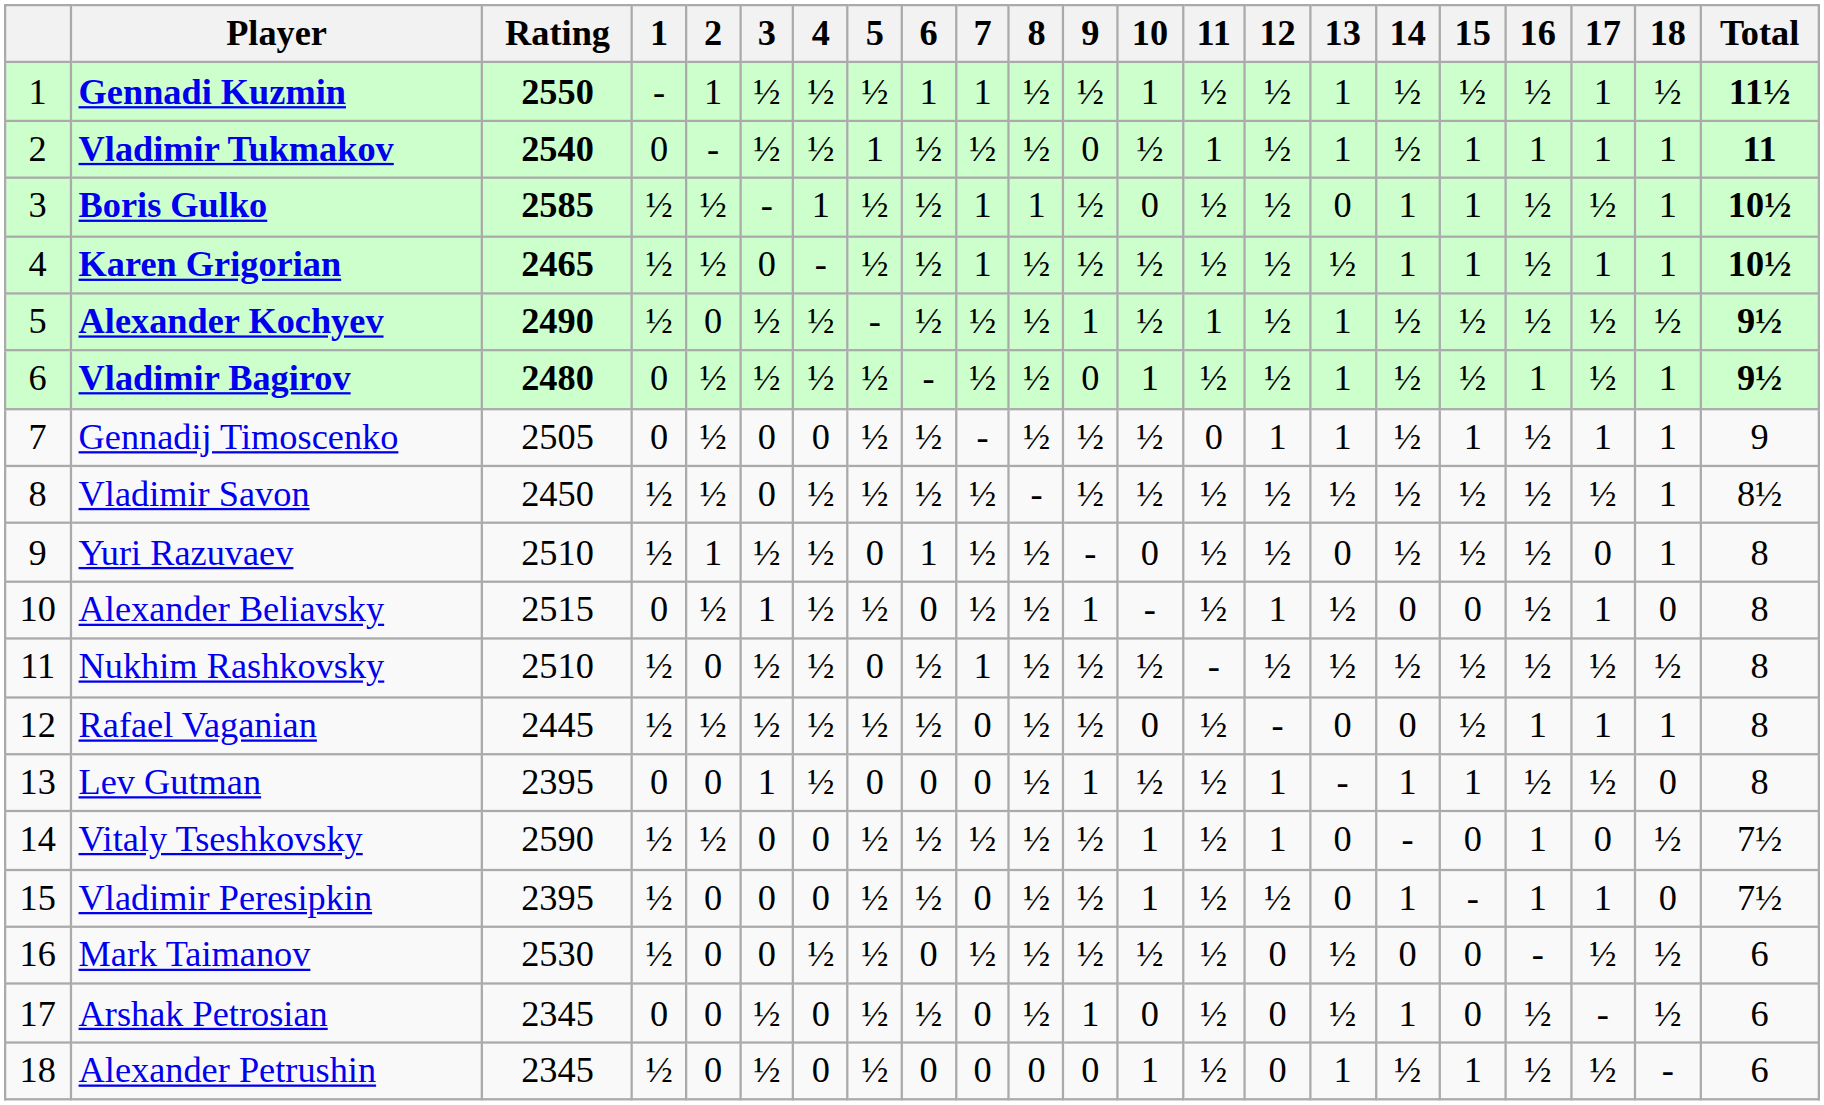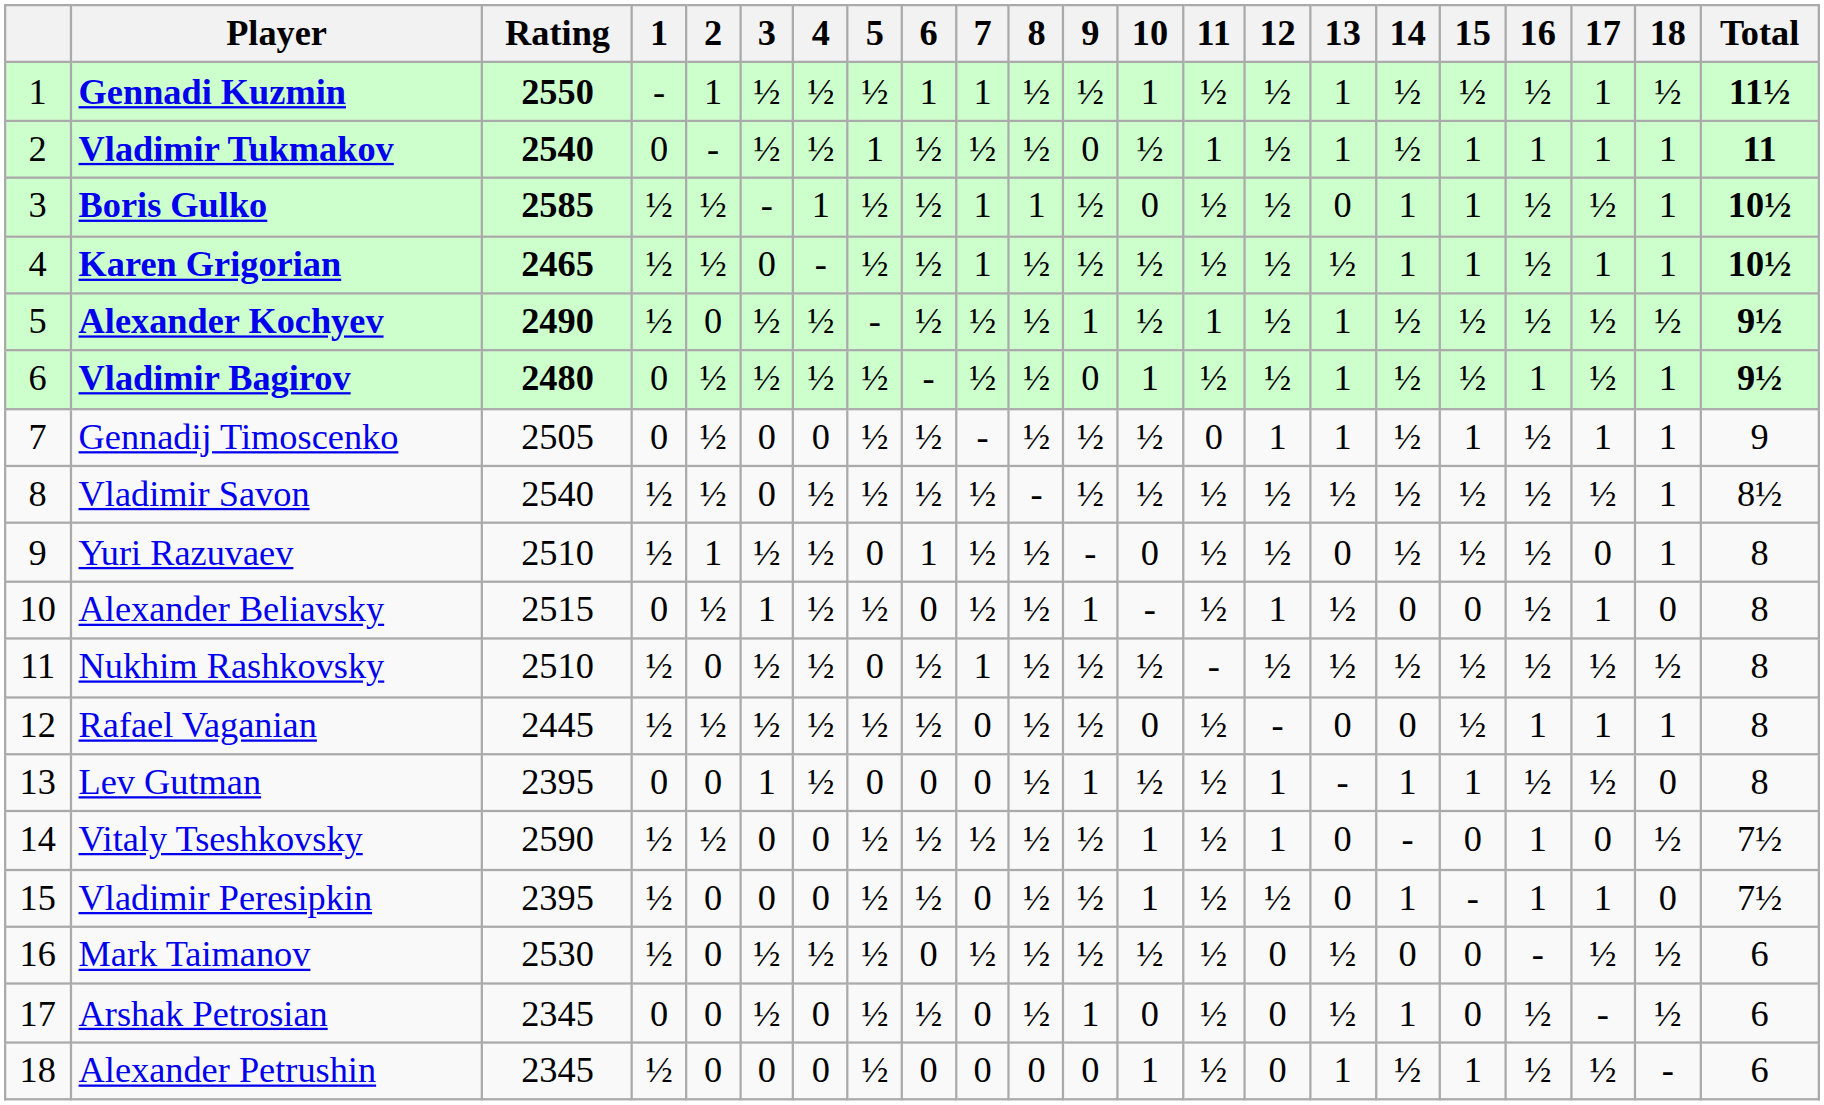(558, 494) 2450 -> (558, 494) 2540
(767, 954) 0 -> (767, 954) ½
(767, 1070) ½ -> (767, 1070) 0
